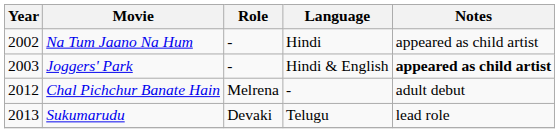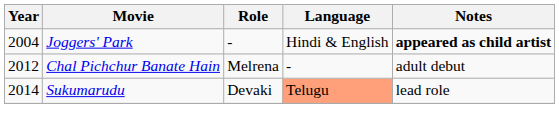- row: (120, 41)
(24, 66) 2003 -> (24, 41) 2004
(24, 115) 2013 -> (24, 90) 2014
(307, 115) no background -> (307, 90) lightsalmon background
